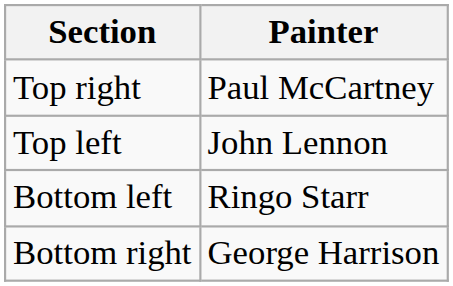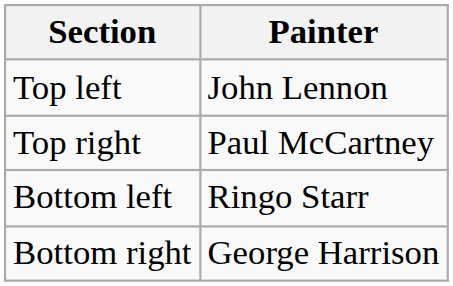rows swapped: (67, 142) <-> (77, 87)
